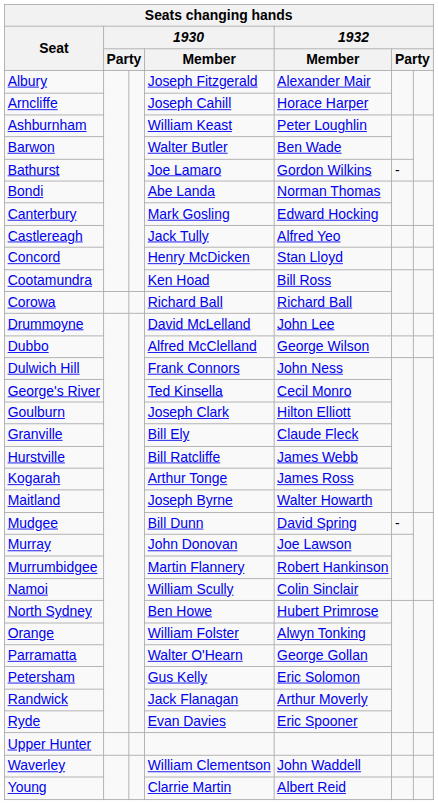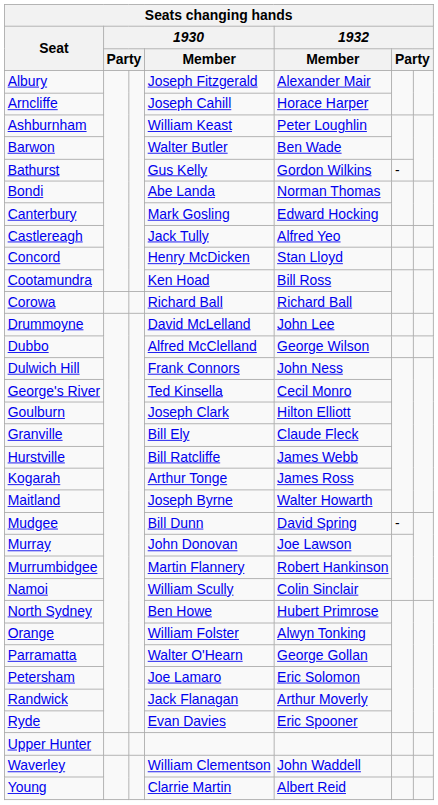(184, 170) Joe Lamaro -> (177, 170) Gus Kelly
(177, 677) Gus Kelly -> (184, 677) Joe Lamaro
